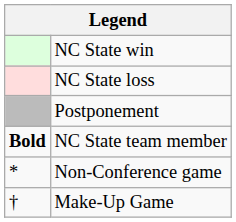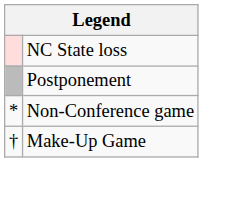- row: (104, 50)
- row: (141, 141)
